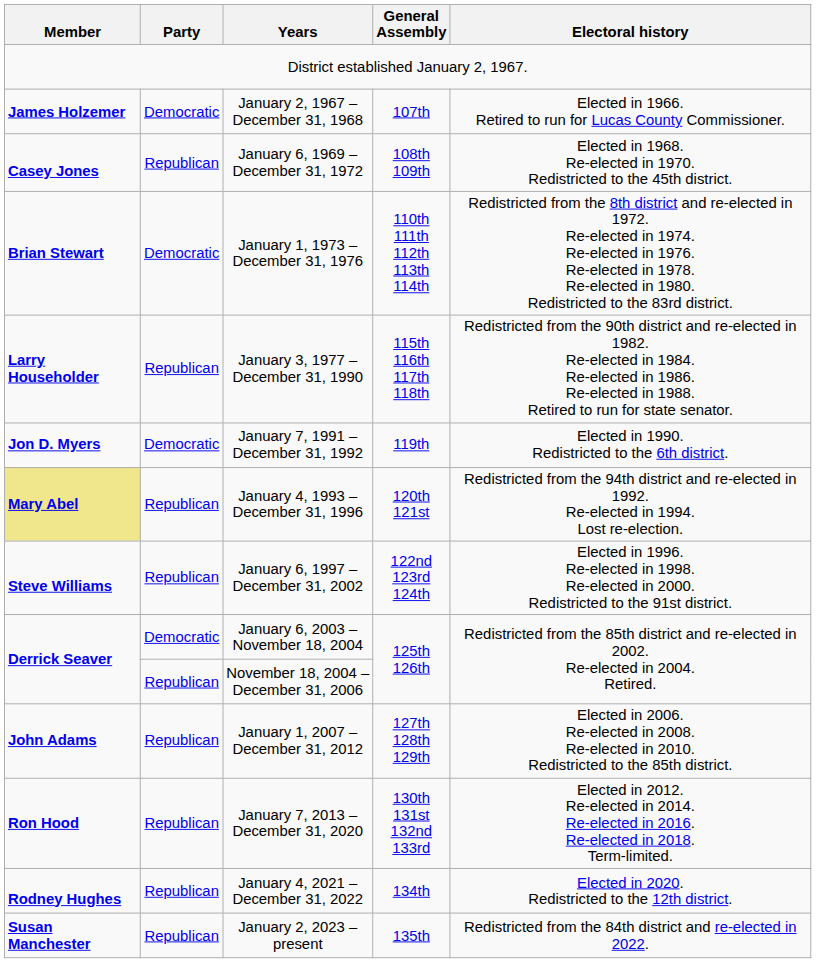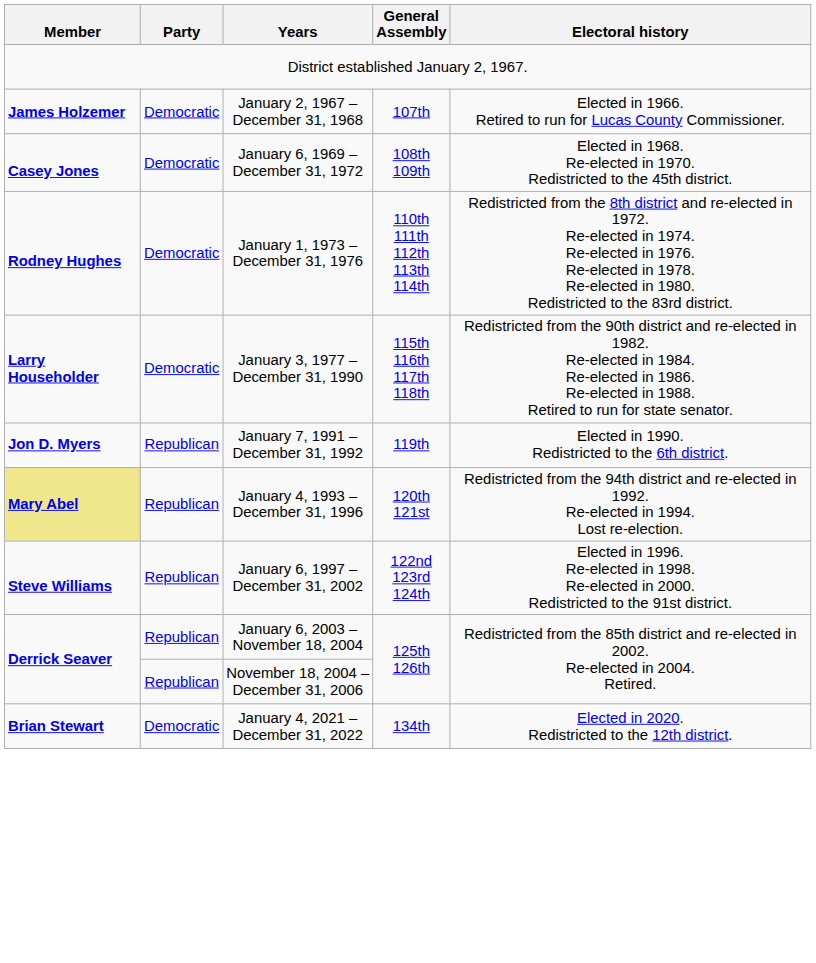(182, 162) Republican -> (182, 162) Democratic
(56, 253) Brian Stewart -> (65, 261) Rodney Hughes
(182, 368) Republican -> (182, 368) Democratic
(182, 444) Democratic -> (182, 444) Republican
(182, 637) Democratic -> (182, 637) Republican
- row: (298, 741)
- row: (298, 823)
(65, 899) Rodney Hughes -> (56, 726) Brian Stewart
(182, 890) Republican -> (182, 726) Democratic
- row: (298, 935)
